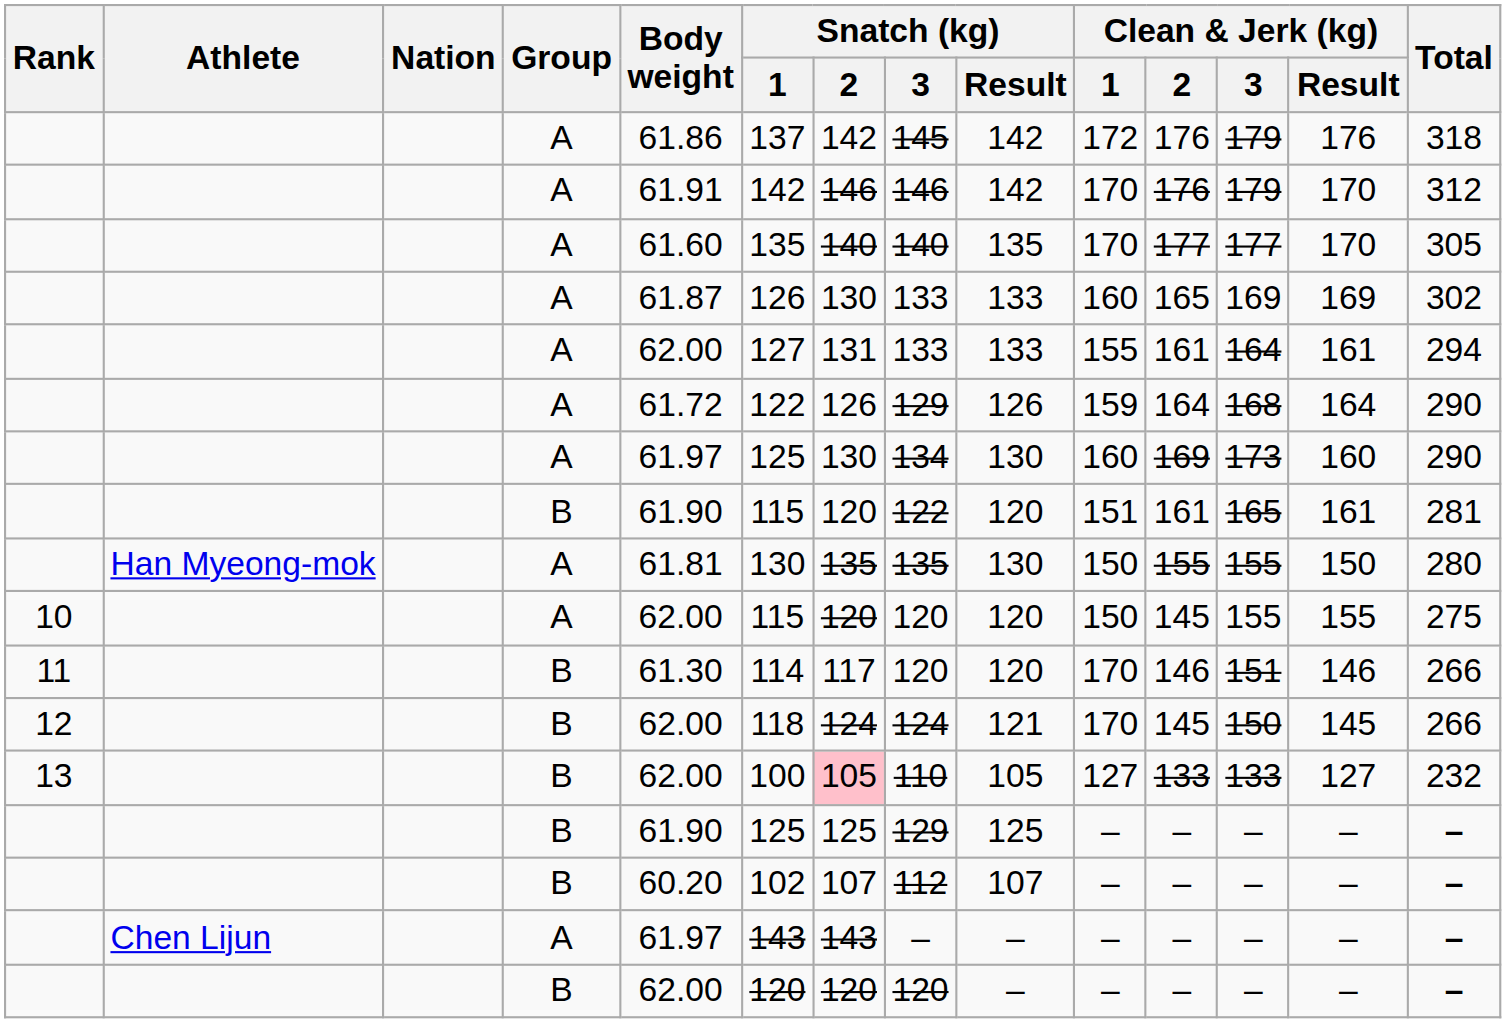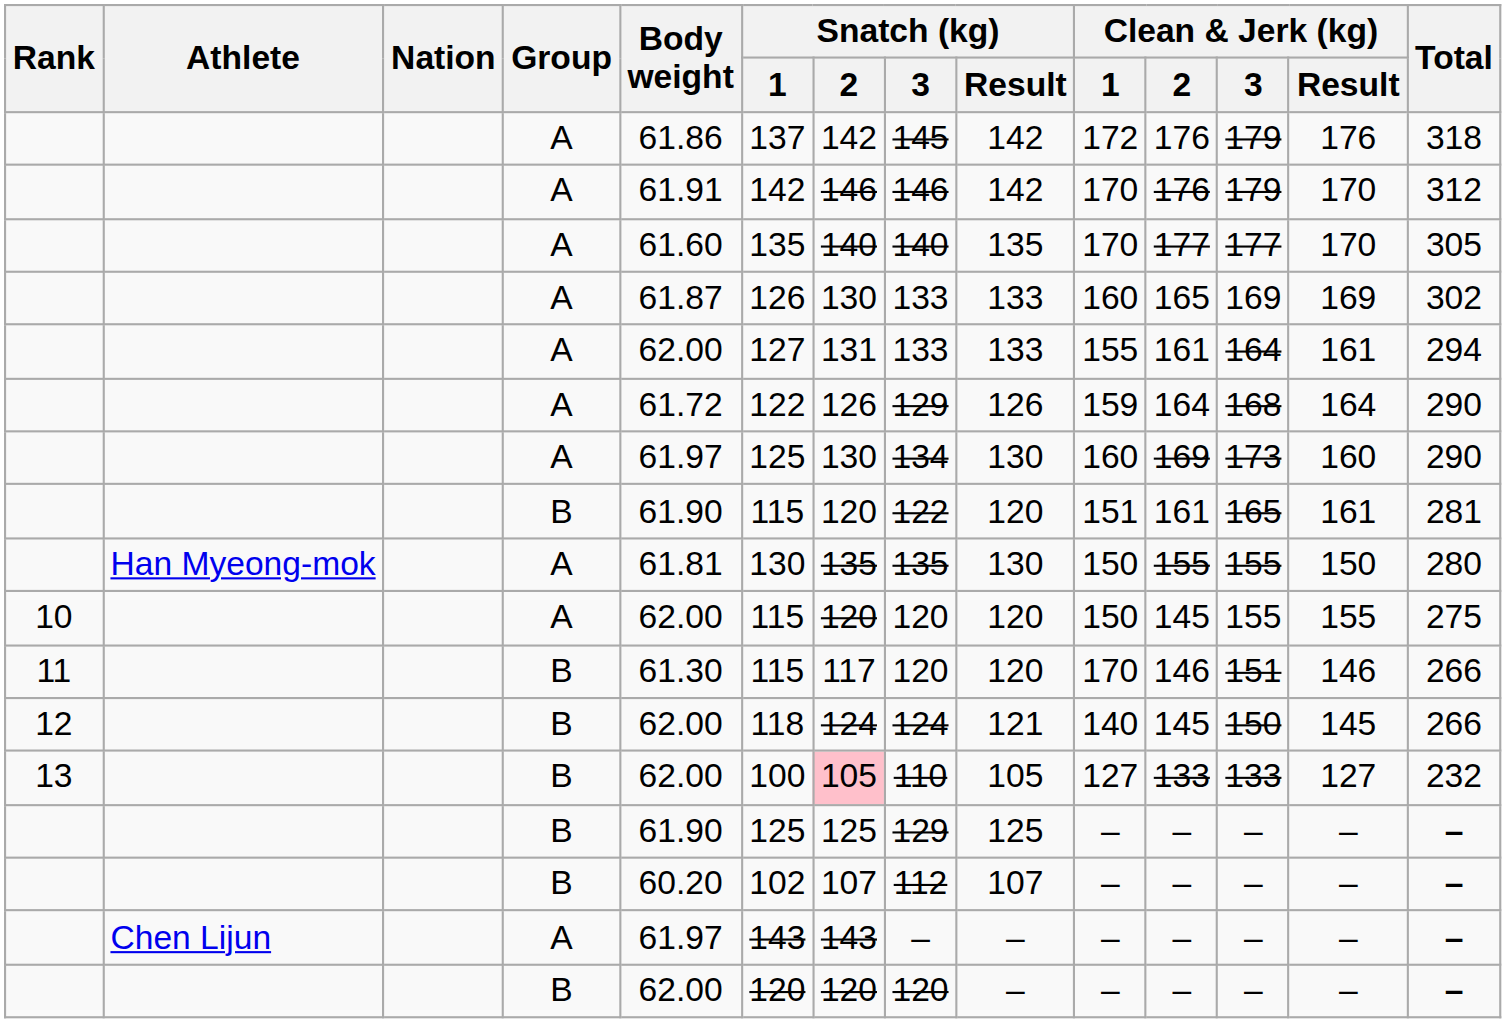(777, 670) 114 -> (777, 670) 115
(1110, 723) 170 -> (1110, 723) 140
